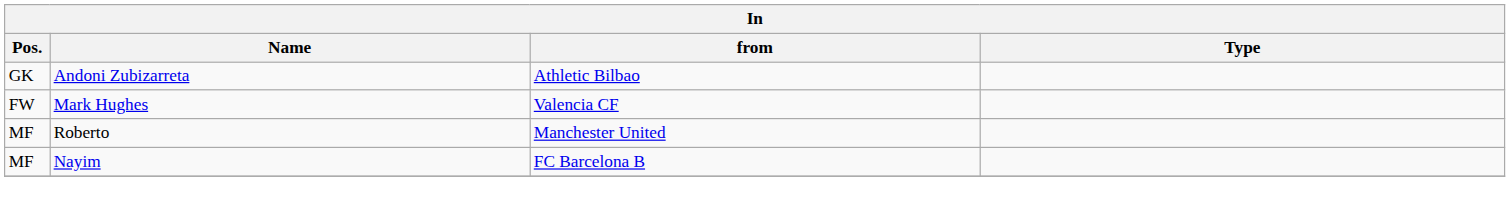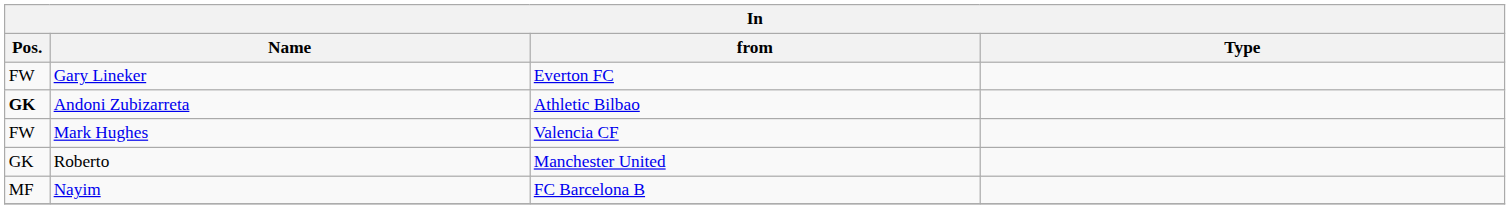+ row: (100, 76)
(21, 76) normal -> (22, 104) bold
(21, 133) MF -> (21, 161) GK
